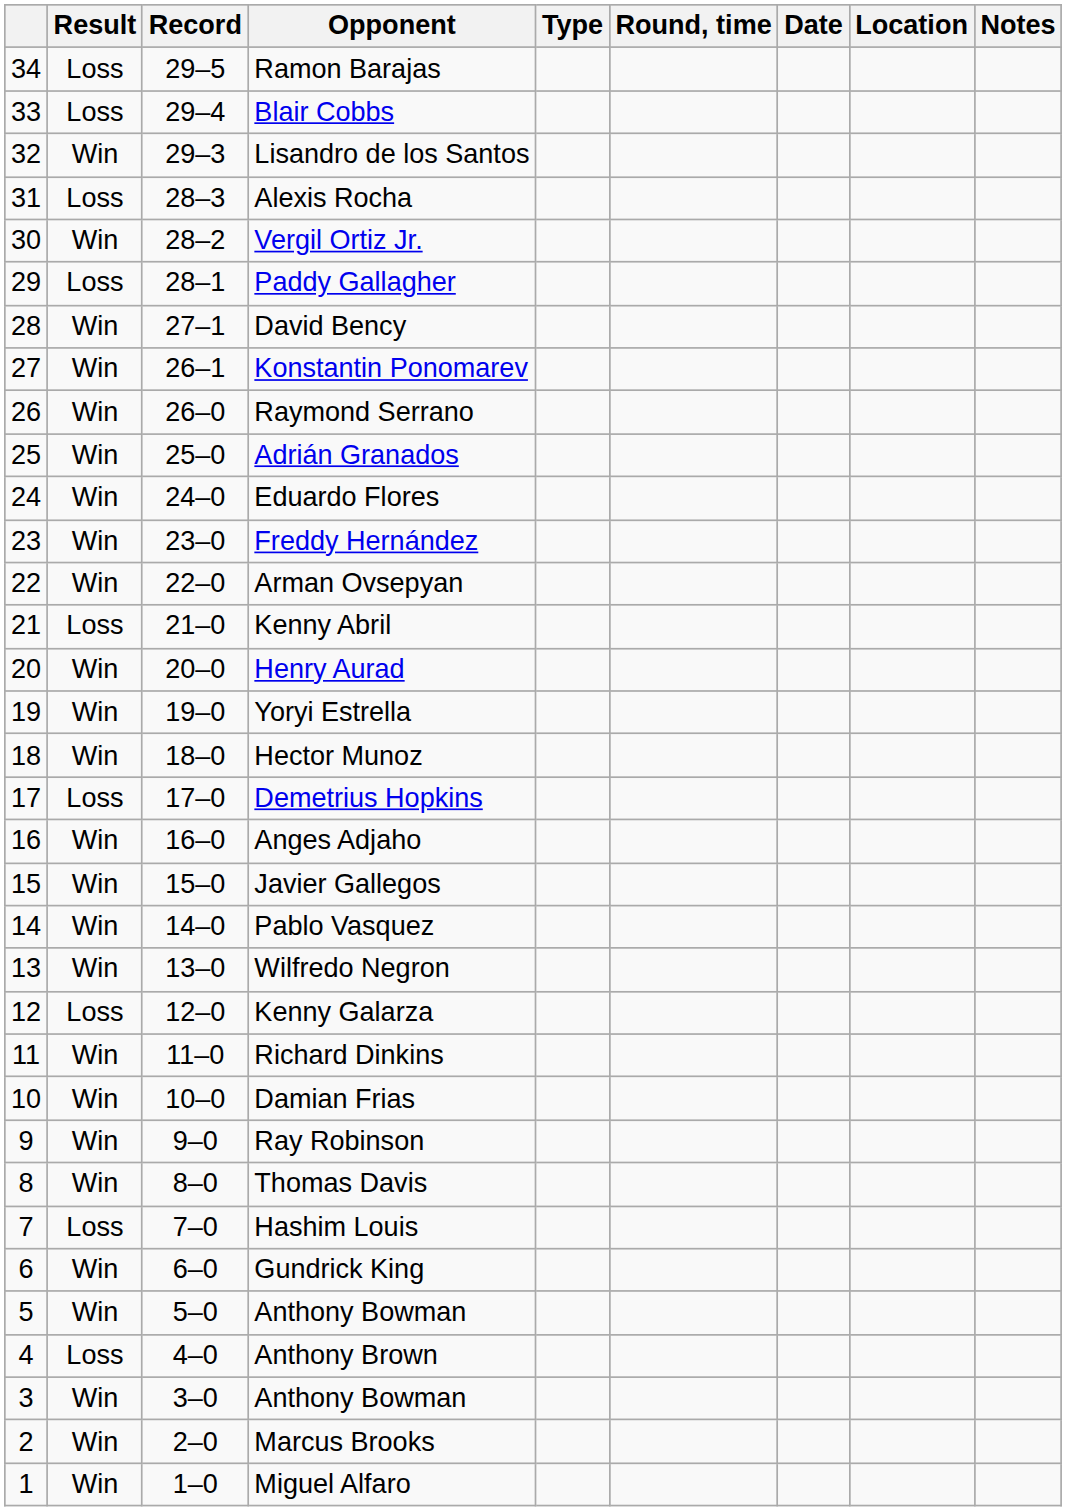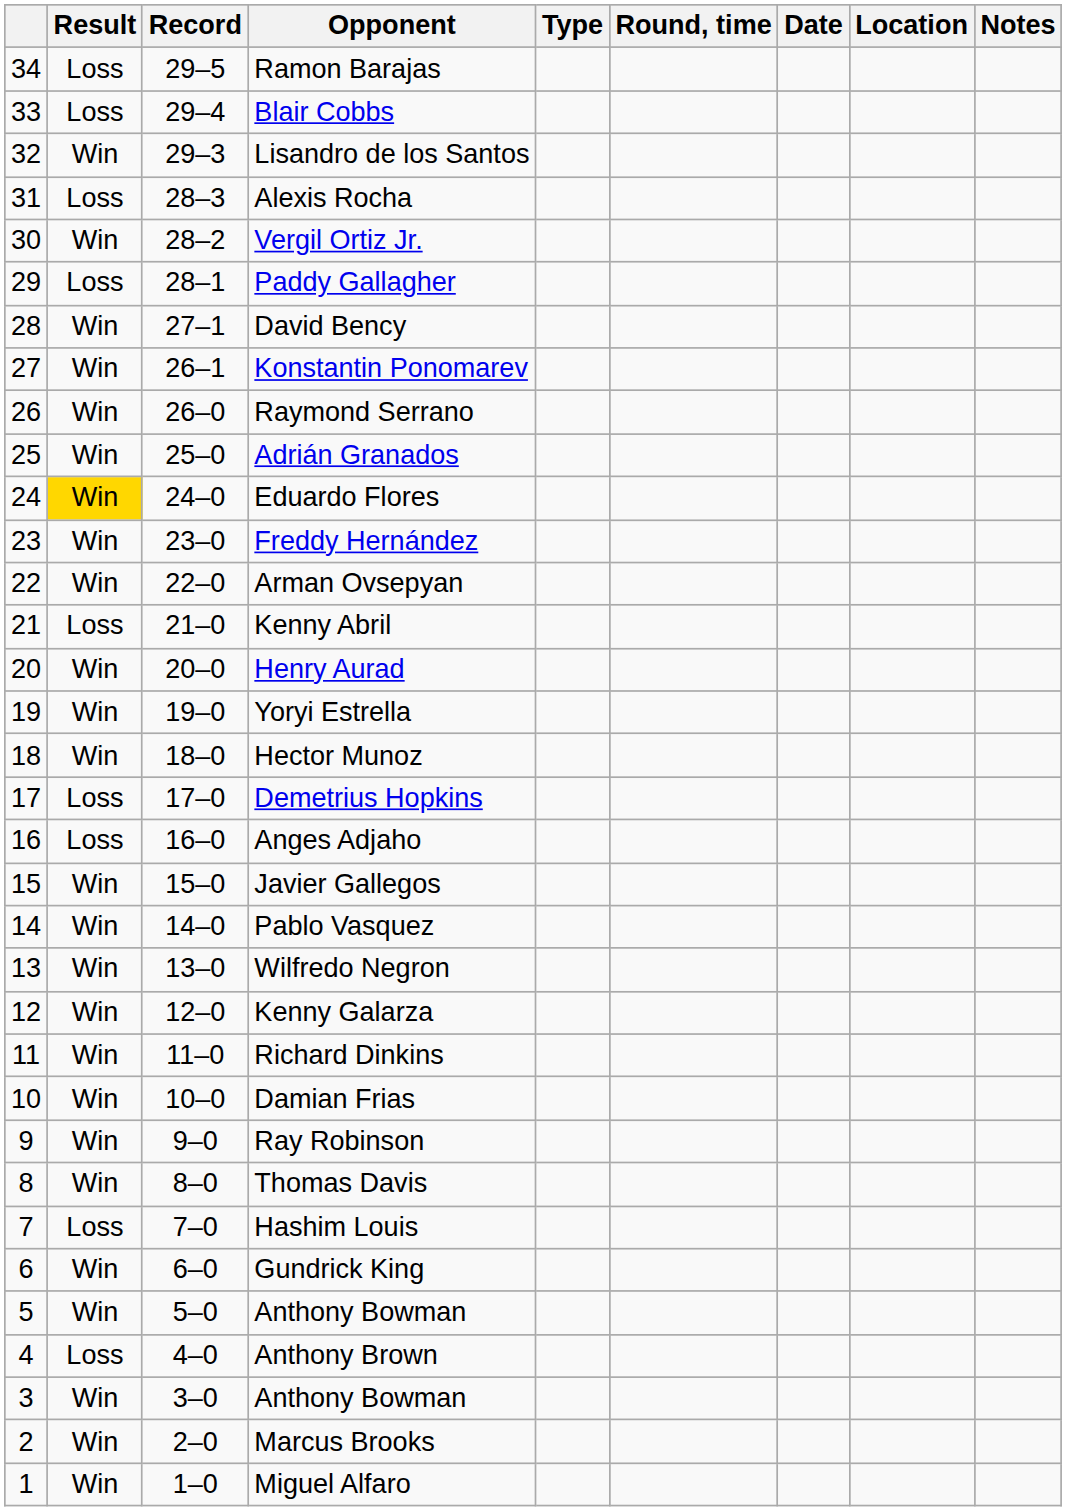(95, 497) no background -> (95, 497) gold background
(95, 840) Win -> (95, 840) Loss
(95, 1012) Loss -> (95, 1012) Win
